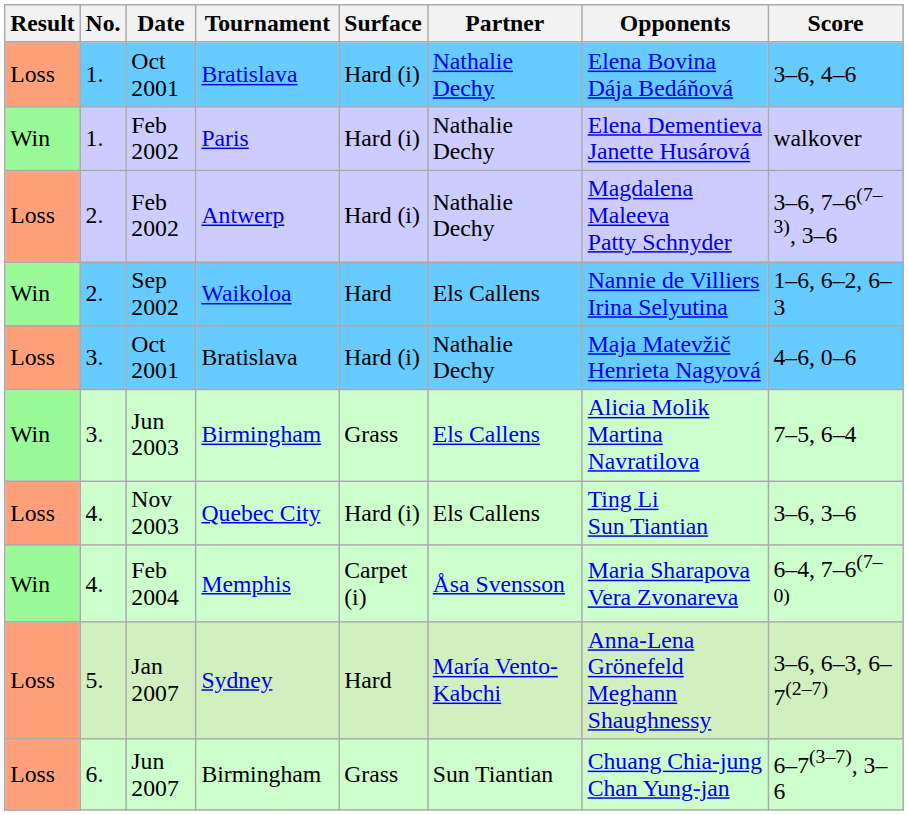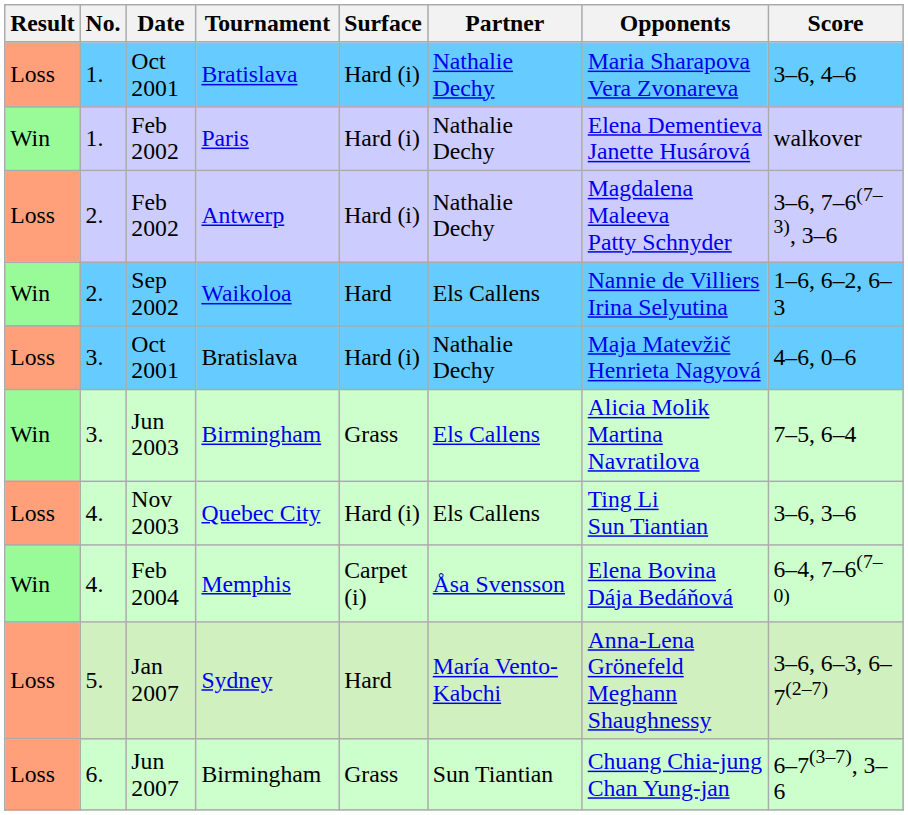(660, 74) Elena Bovina Dája Bedáňová -> (669, 74) Maria Sharapova Vera Zvonareva
(669, 583) Maria Sharapova Vera Zvonareva -> (660, 583) Elena Bovina Dája Bedáňová
